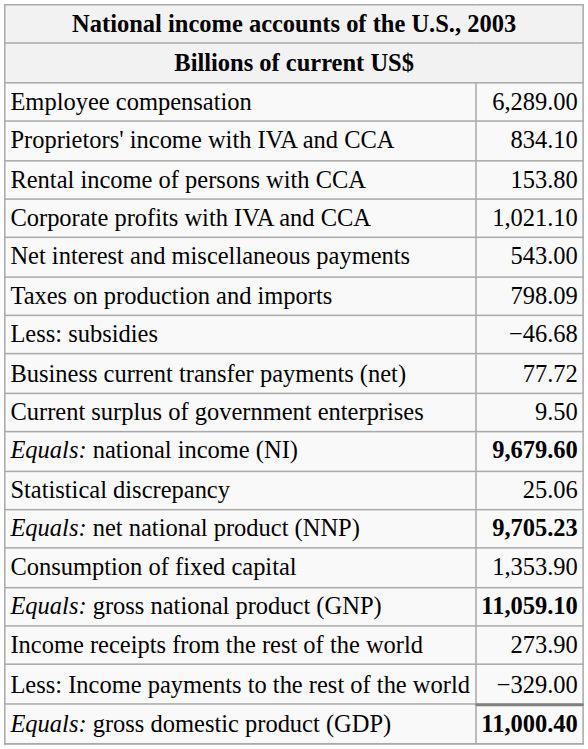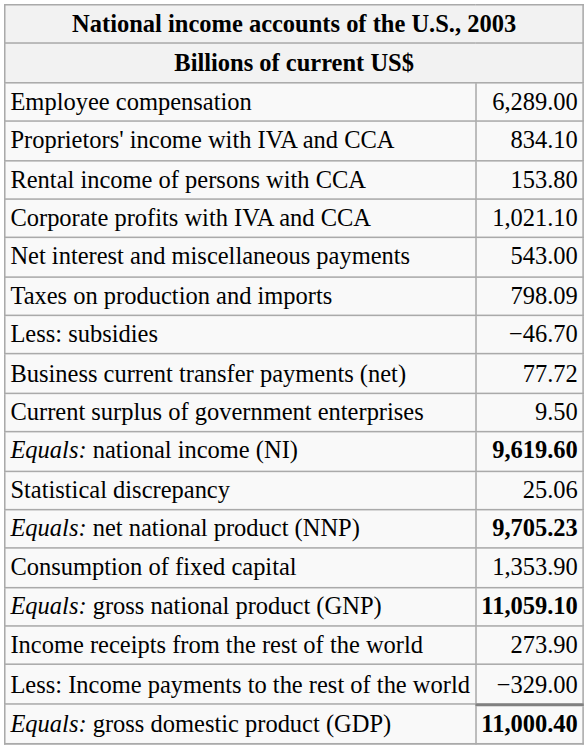(543, 334) −46.68 -> (543, 334) −46.70
(535, 450) 9,679.60 -> (535, 450) 9,619.60
